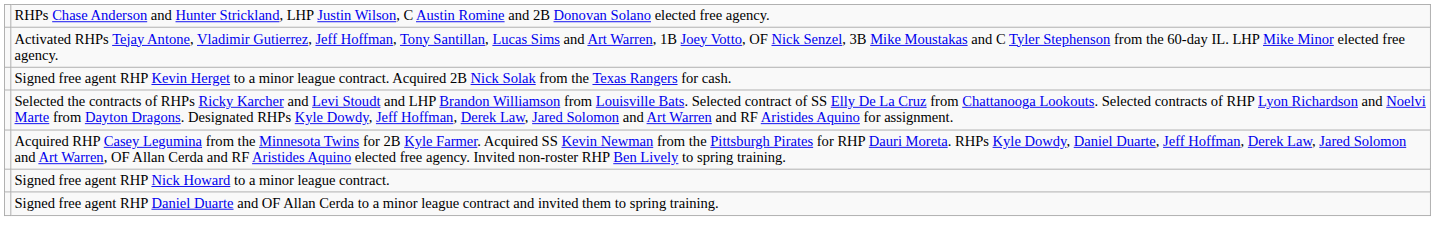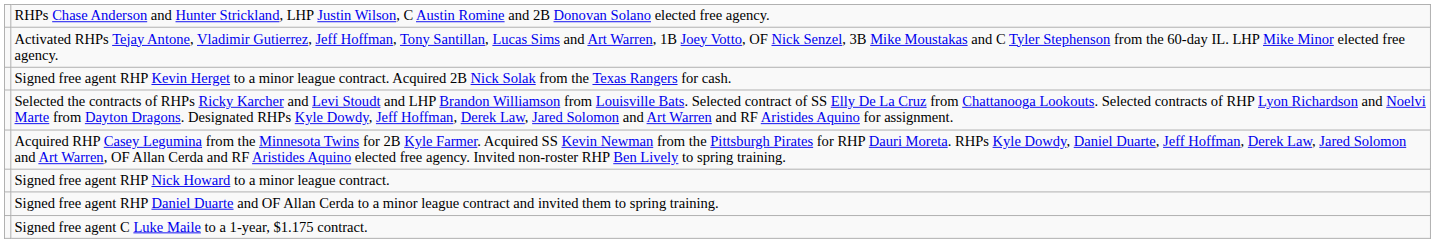+ row: (191, 226)
